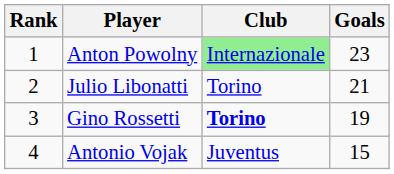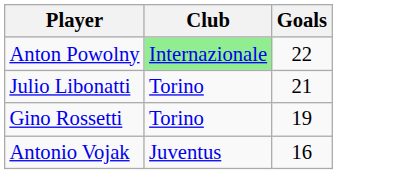- column: (33, 20)
(360, 53) 23 -> (302, 53) 22
(236, 119) bold -> (176, 119) normal
(360, 151) 15 -> (302, 151) 16
